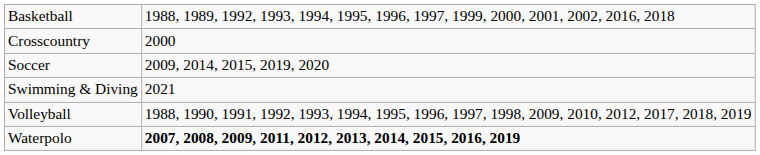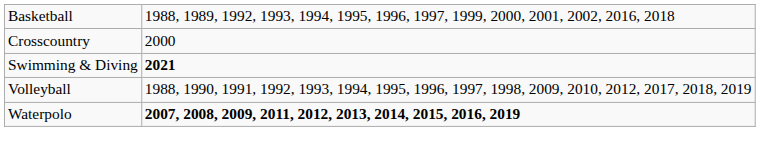- row: (29, 65)
(160, 89) normal -> (160, 65) bold
